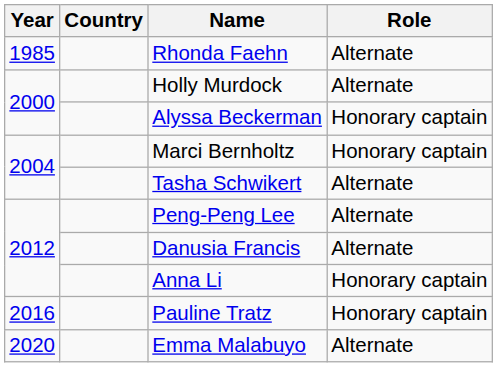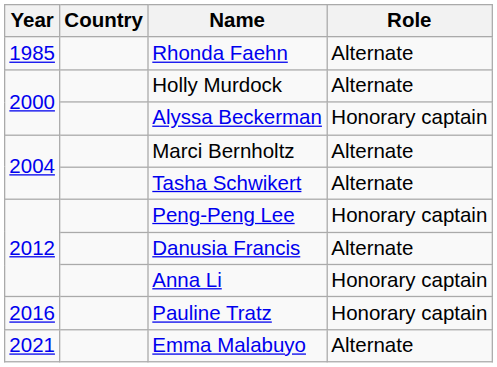(409, 150) Honorary captain -> (372, 150) Alternate
(372, 215) Alternate -> (409, 215) Honorary captain
(32, 345) 2020 -> (32, 345) 2021
